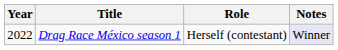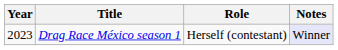(20, 34) 2022 -> (20, 34) 2023
